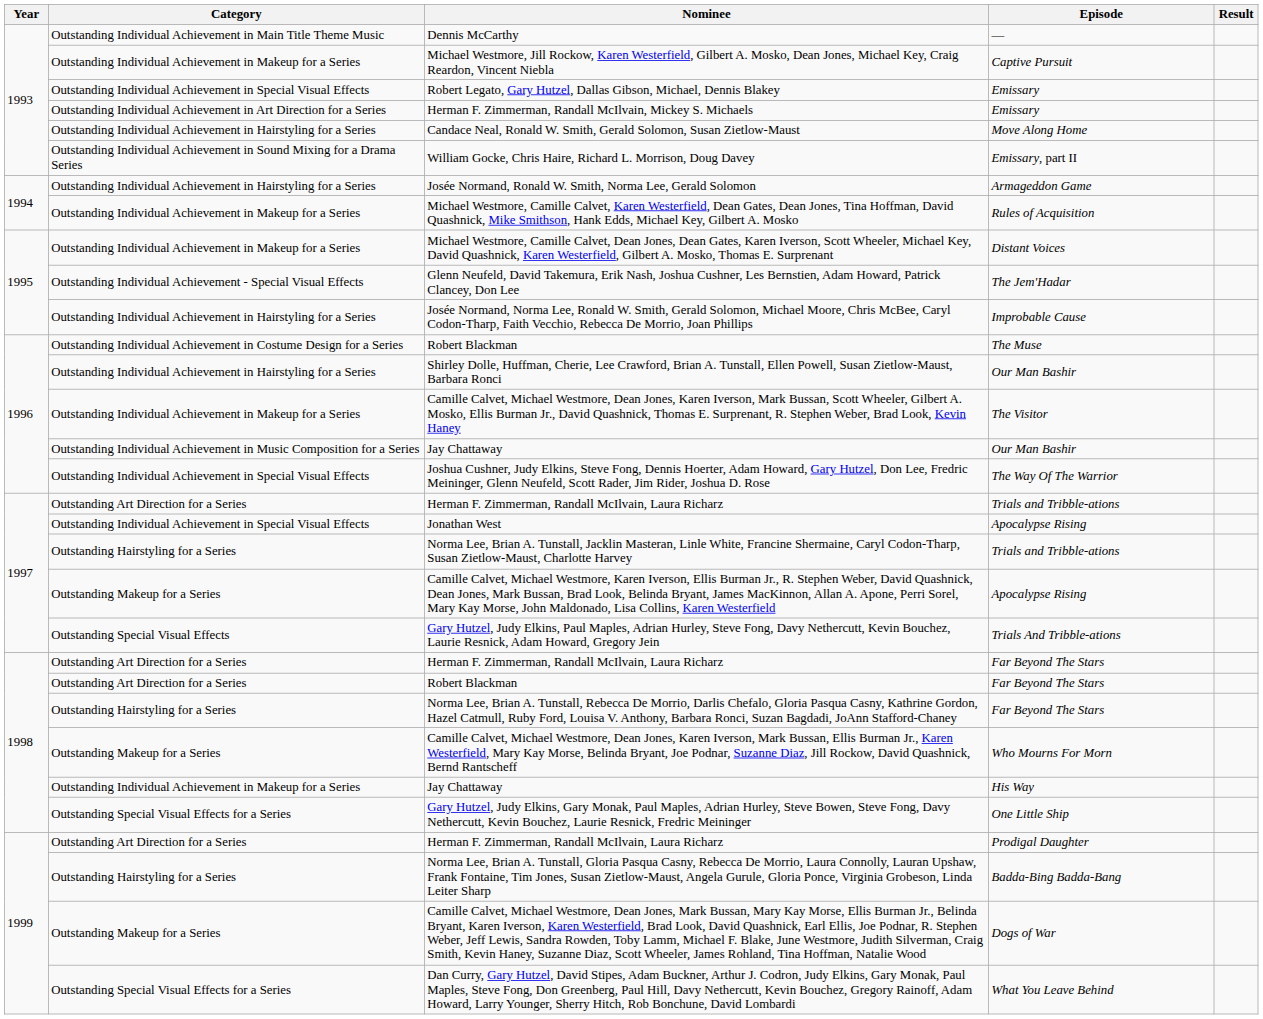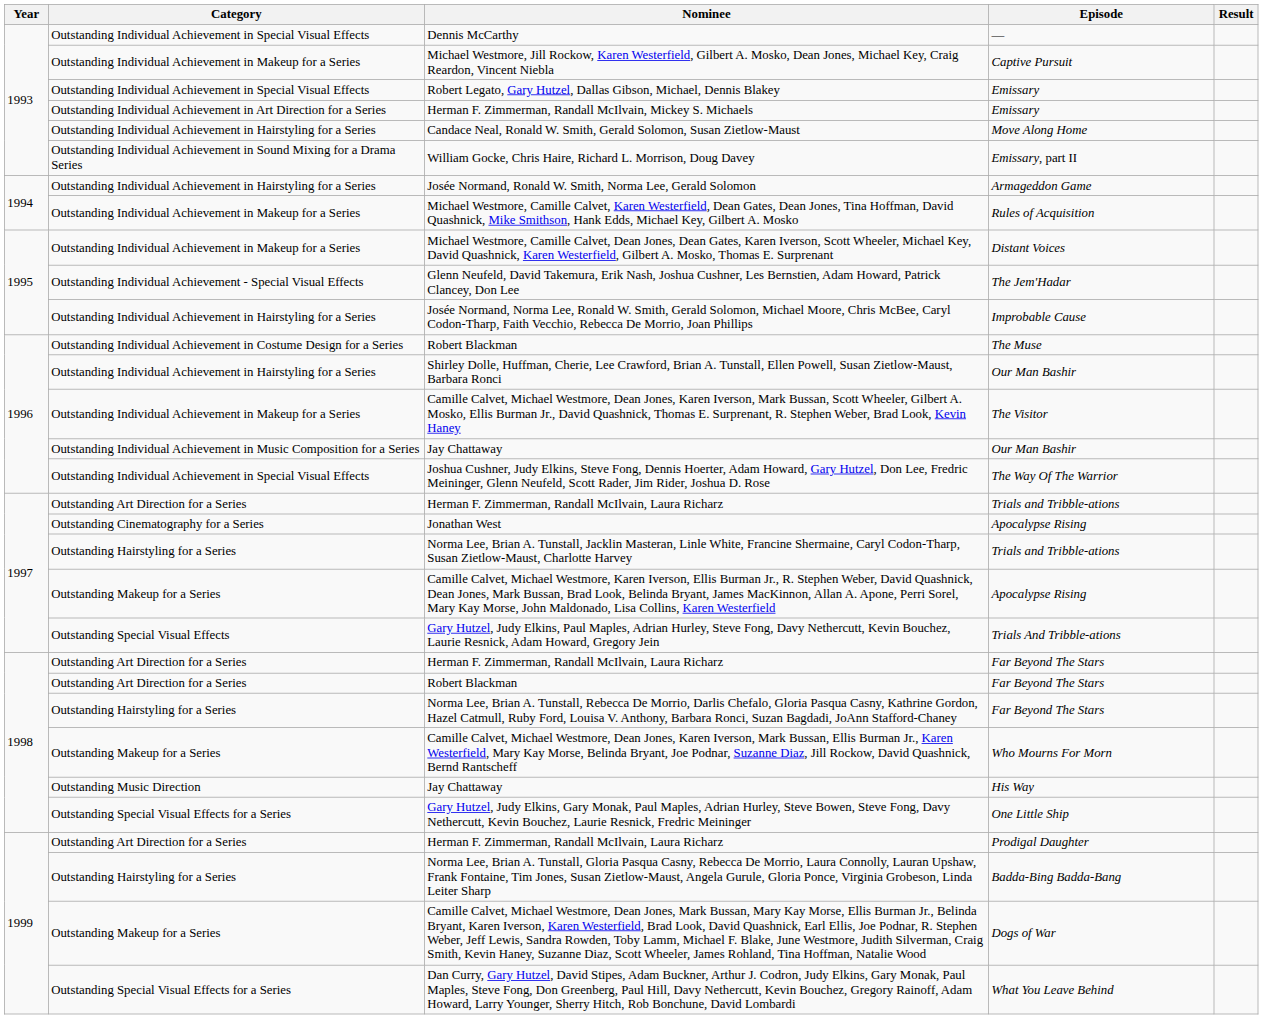(218, 34) Outstanding Individual Achievement in Main Title Theme Music -> (210, 34) Outstanding Individual Achievement in Special Visual Effects
(210, 524) Outstanding Individual Achievement in Special Visual Effects -> (158, 524) Outstanding Cinematography for a Series
(206, 787) Outstanding Individual Achievement in Makeup for a Series -> (126, 787) Outstanding Music Direction
